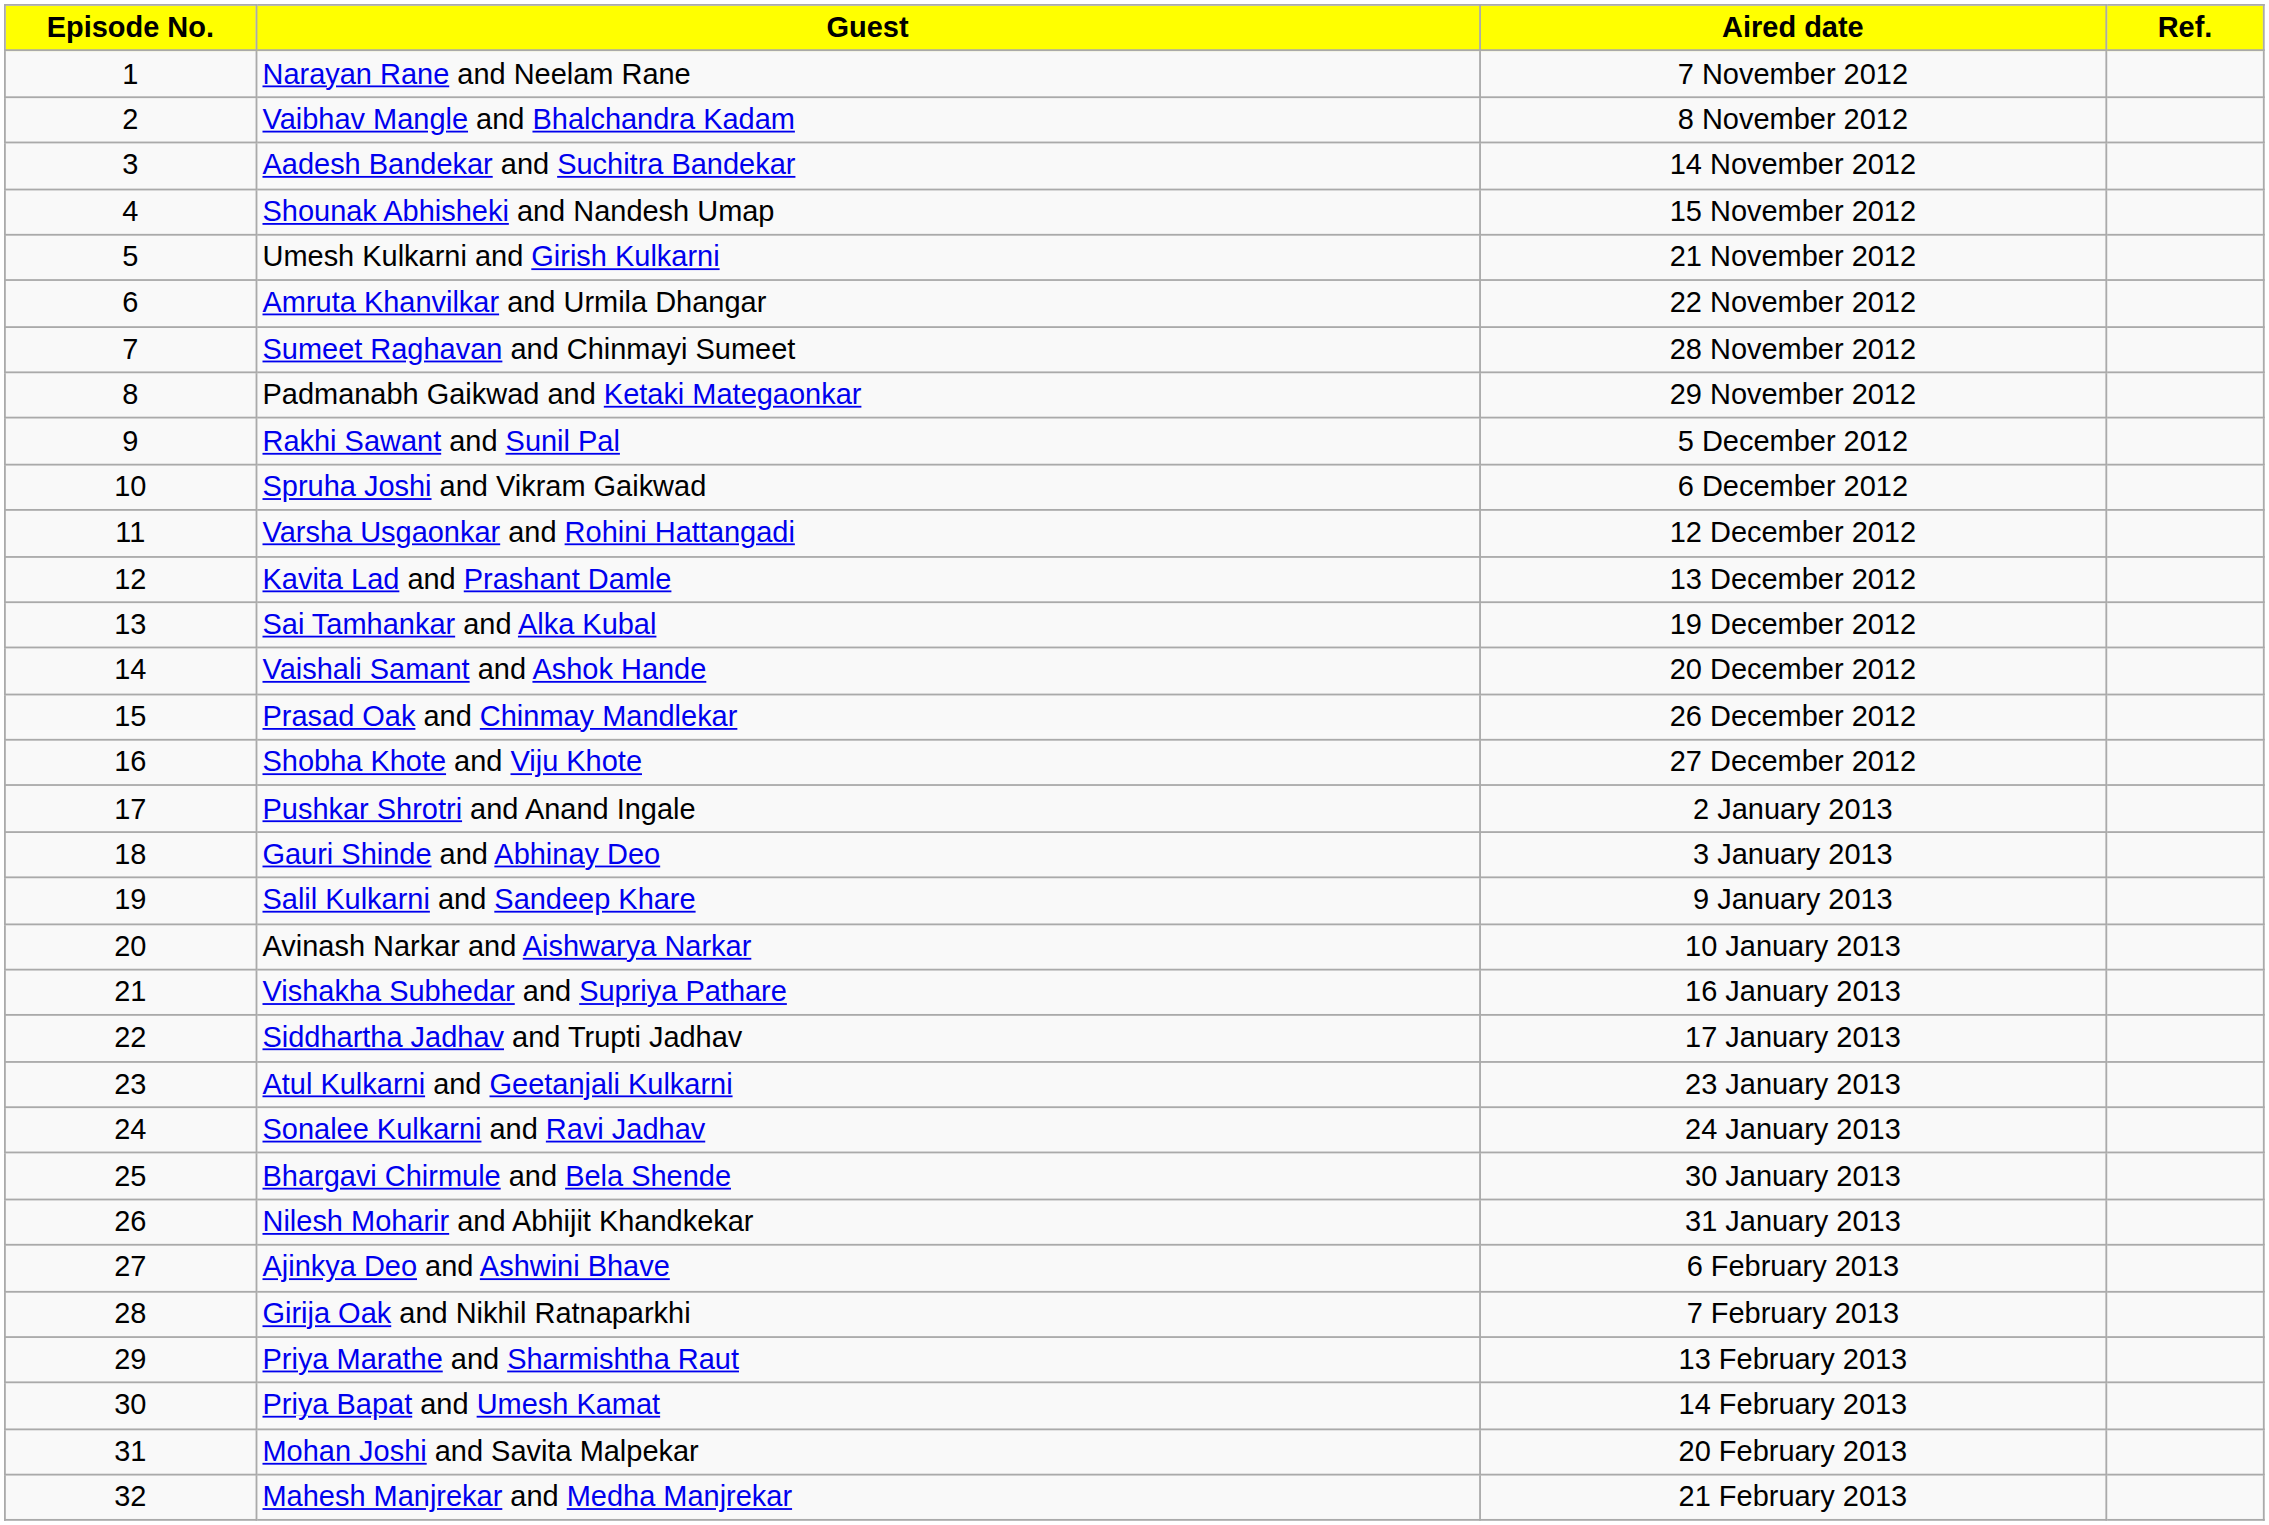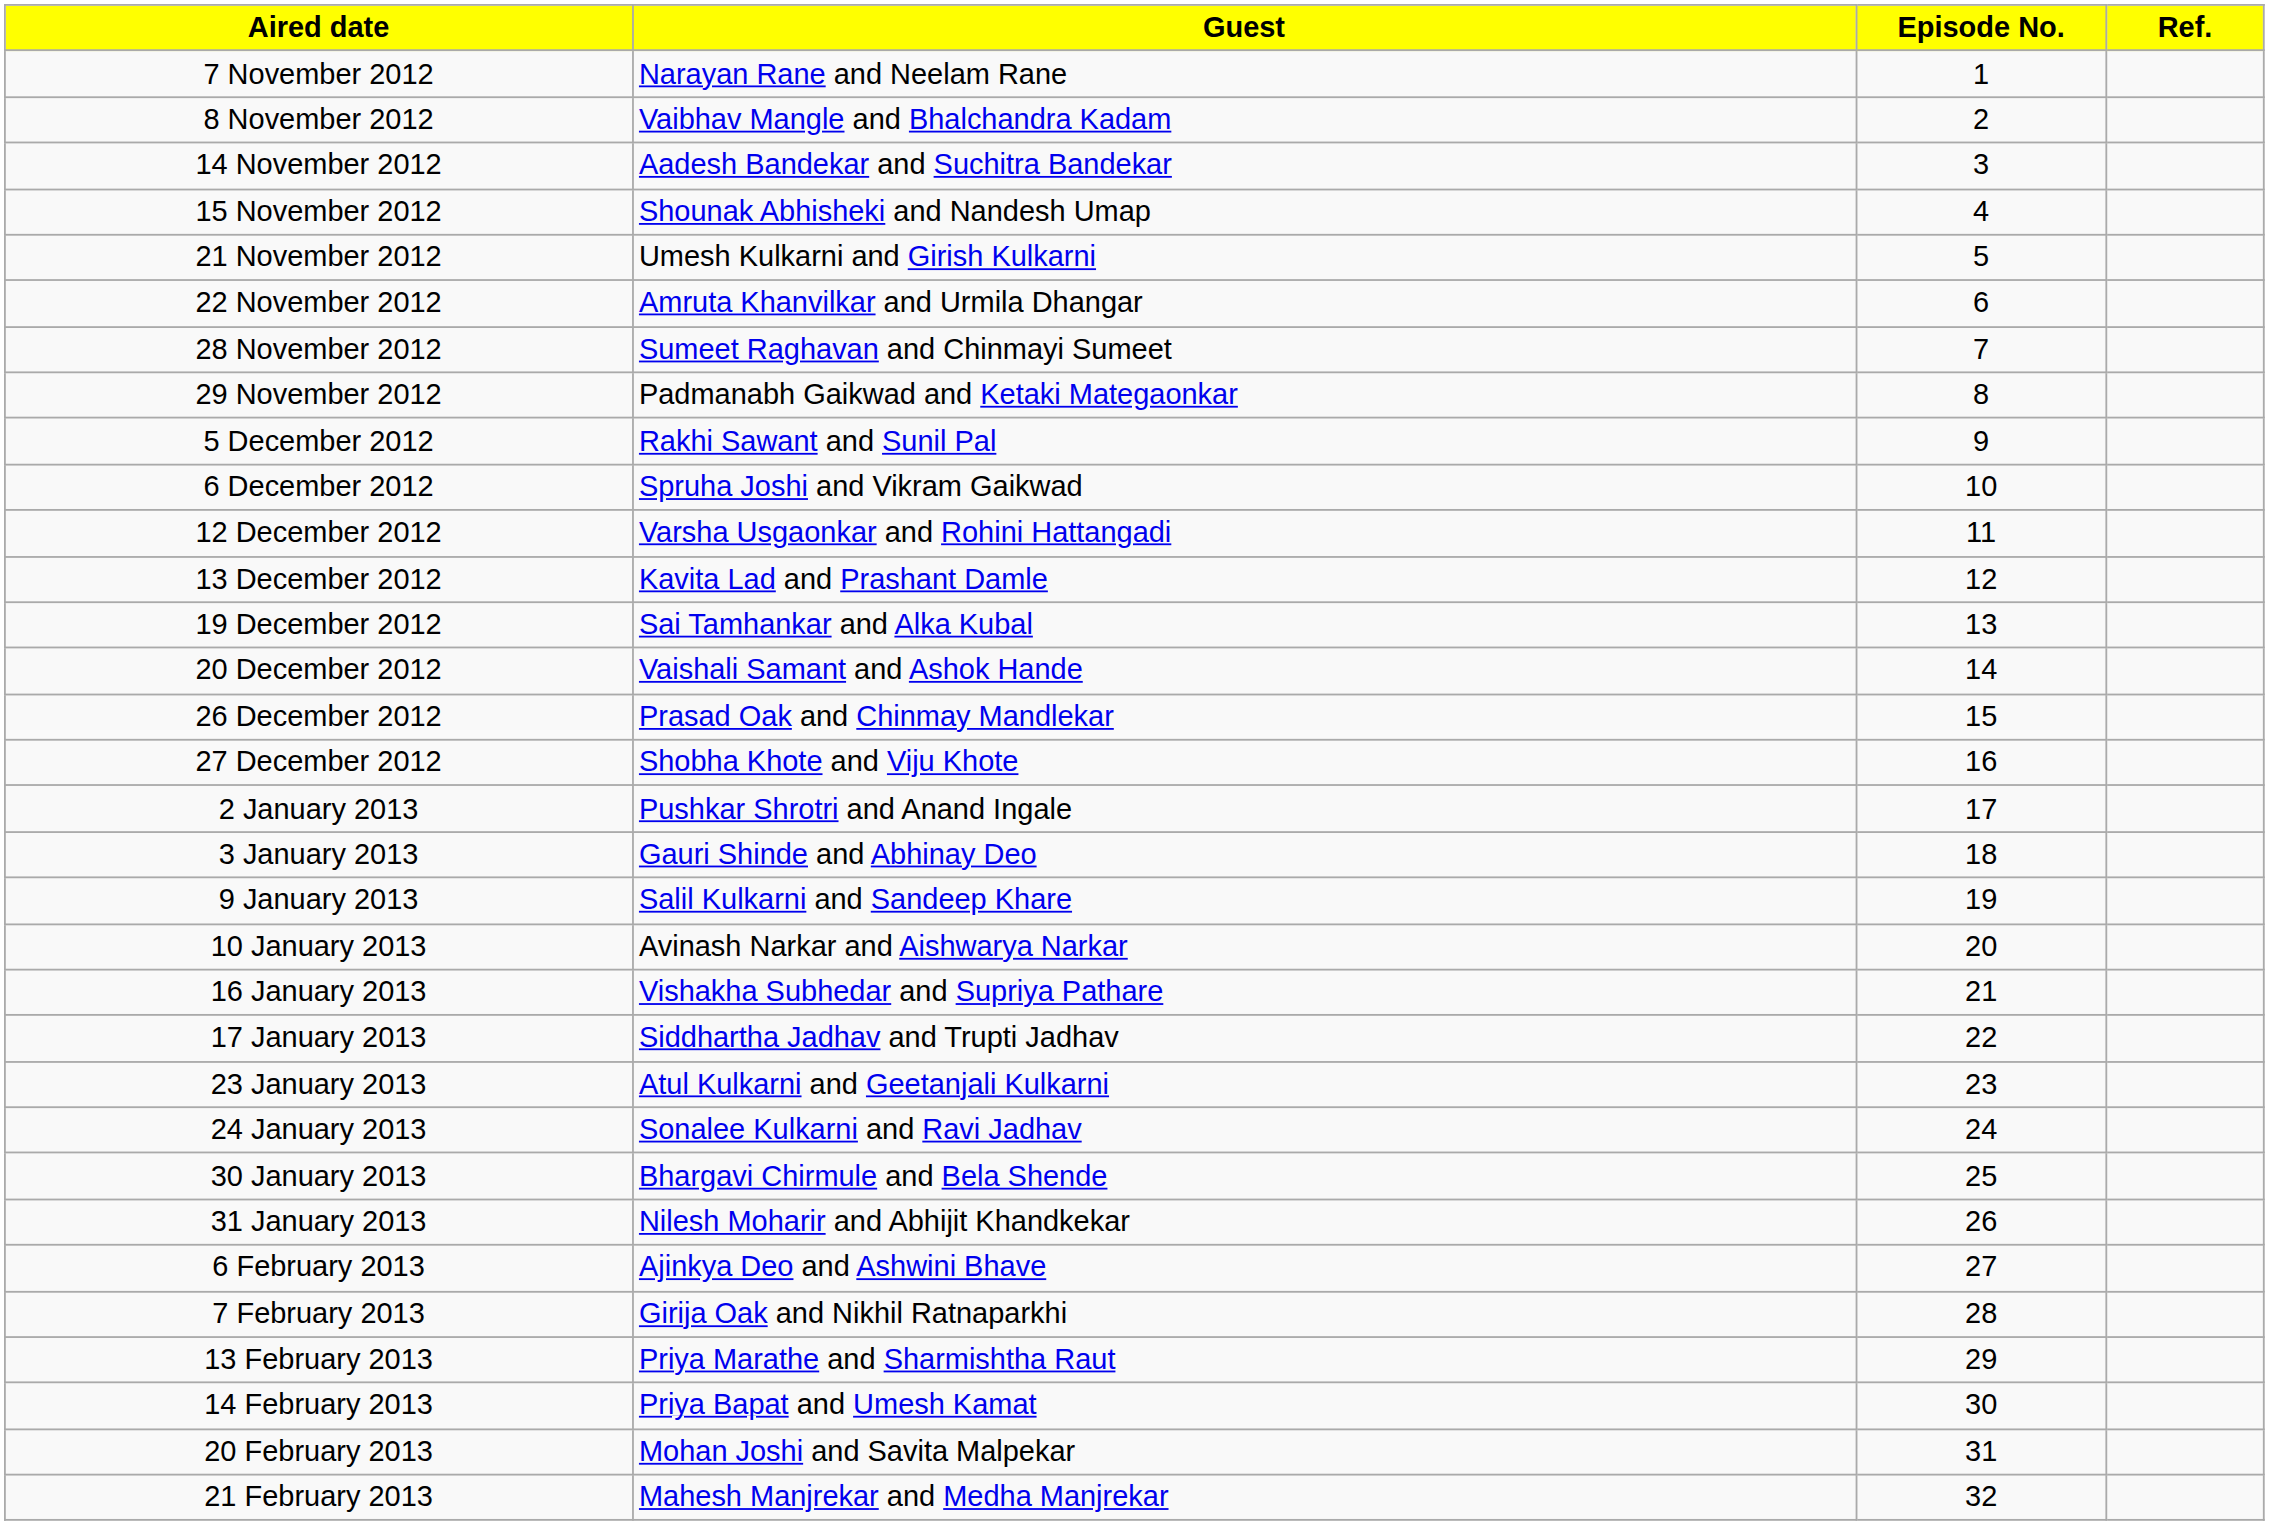columns swapped: (130, 27) <-> (1793, 27)
